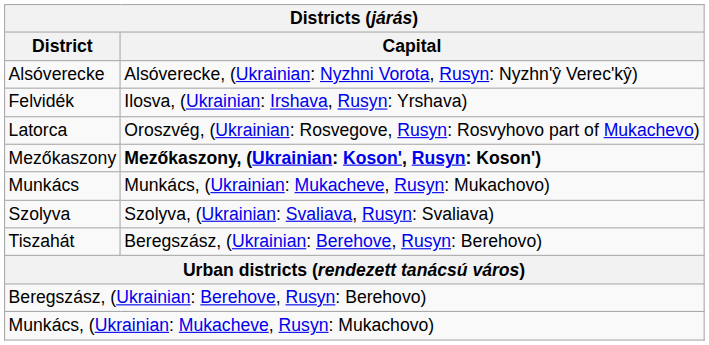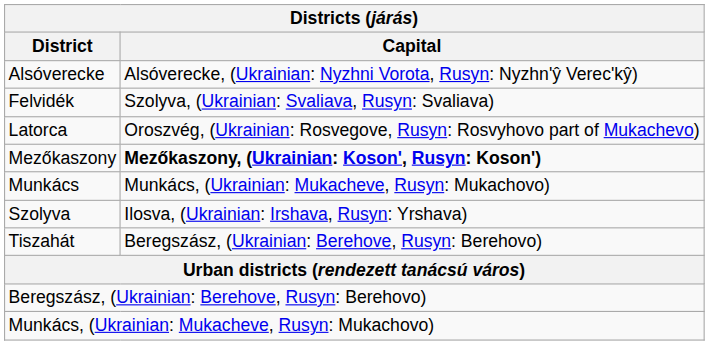(296, 102) Ilosva, (Ukrainian: Irshava, Rusyn: Yrshava) -> (309, 102) Szolyva, (Ukrainian: Svaliava, Rusyn: Svaliava)
(309, 213) Szolyva, (Ukrainian: Svaliava, Rusyn: Svaliava) -> (296, 213) Ilosva, (Ukrainian: Irshava, Rusyn: Yrshava)
